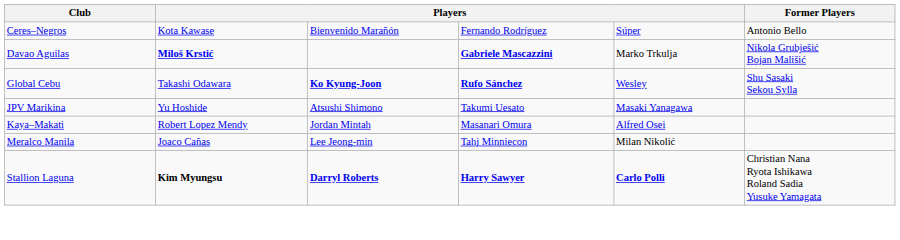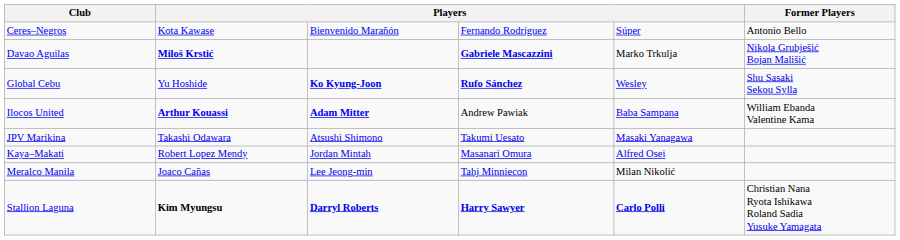(194, 84) Takashi Odawara -> (182, 84) Yu Hoshide
+ row: (35, 113)
(182, 107) Yu Hoshide -> (194, 137) Takashi Odawara
